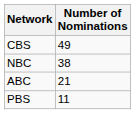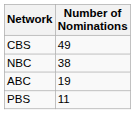(64, 81) 21 -> (64, 81) 19
